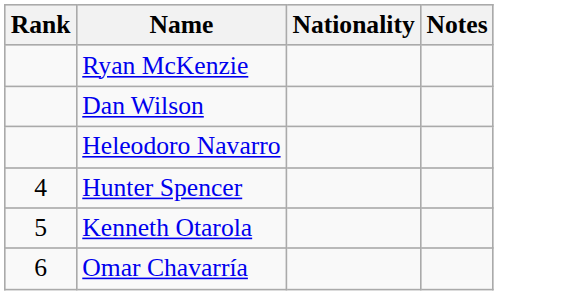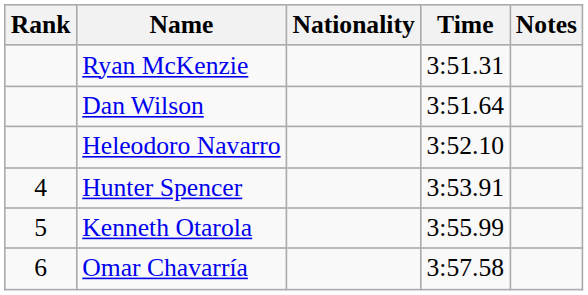+ column: (465, 24)
